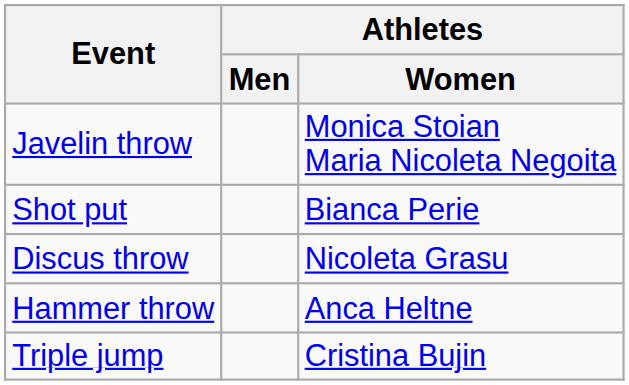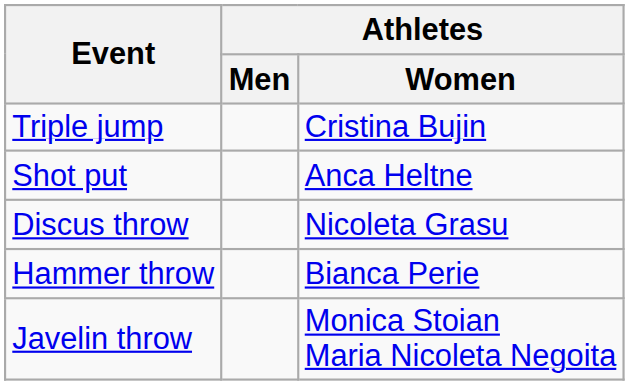rows swapped: (88, 356) <-> (102, 144)
(392, 210) Bianca Perie -> (389, 176) Anca Heltne
(389, 307) Anca Heltne -> (392, 273) Bianca Perie
